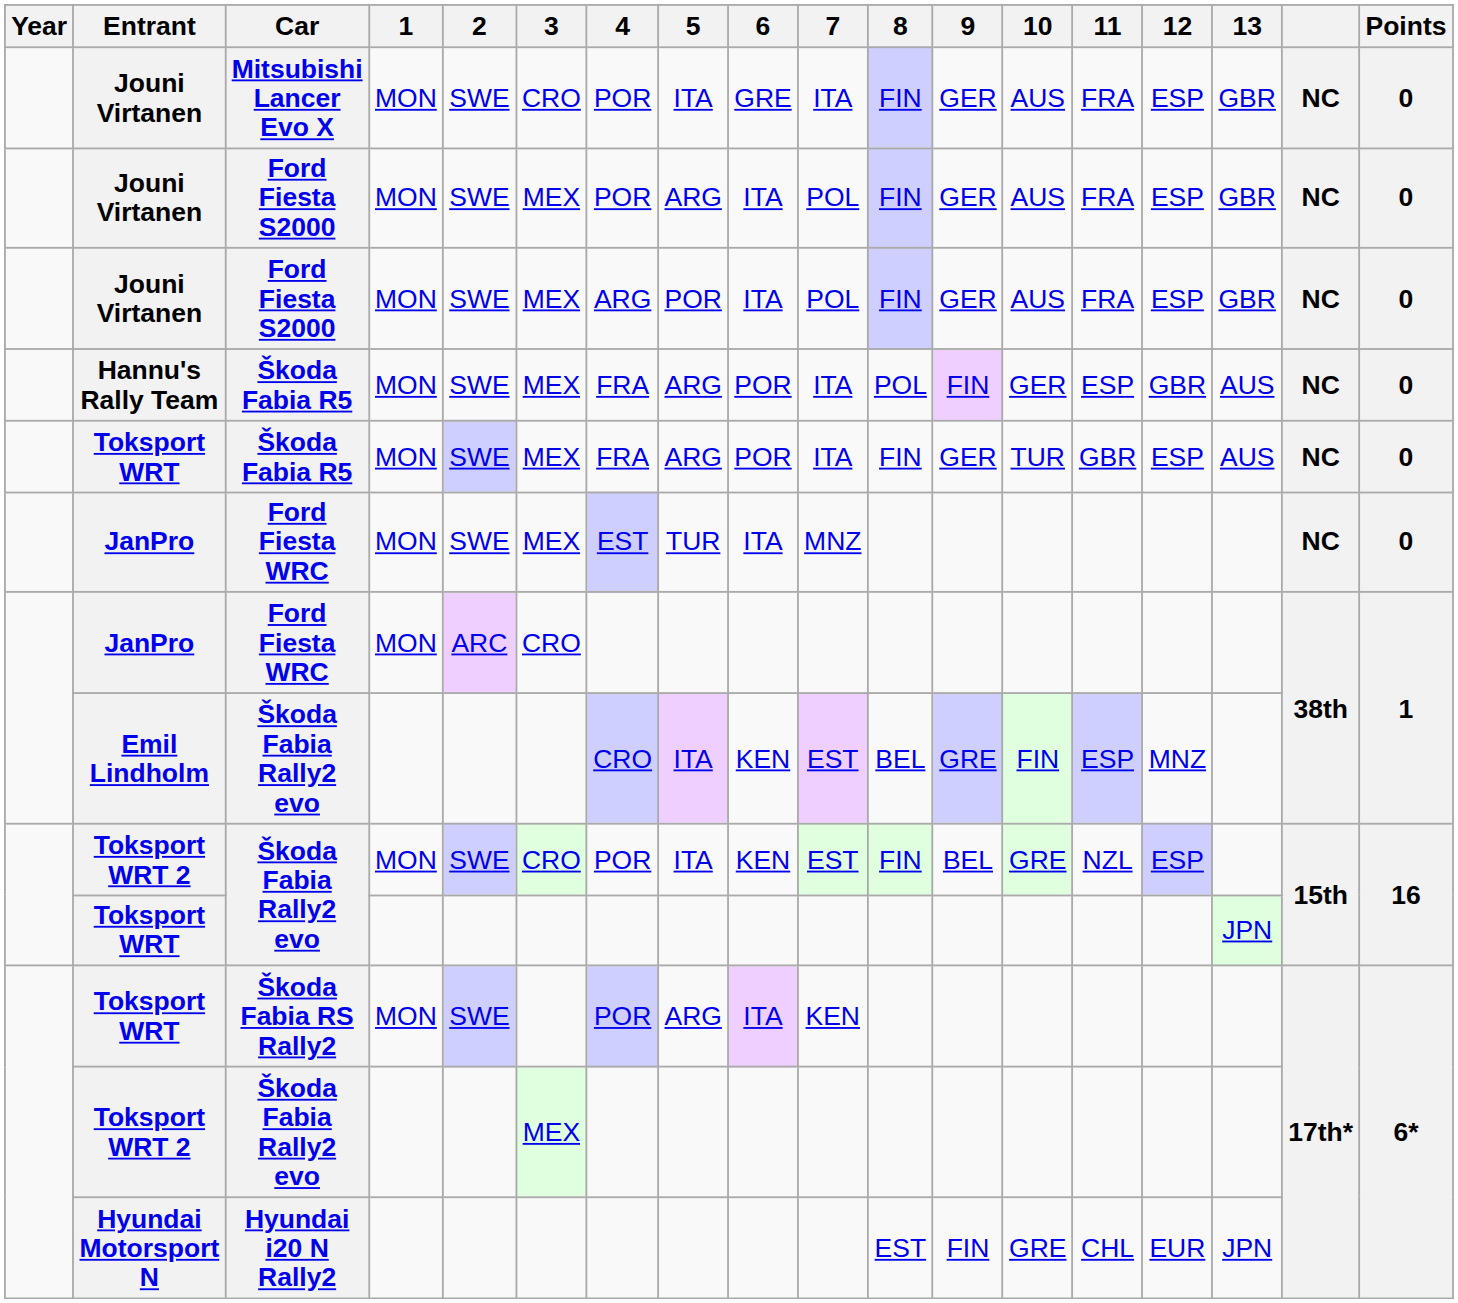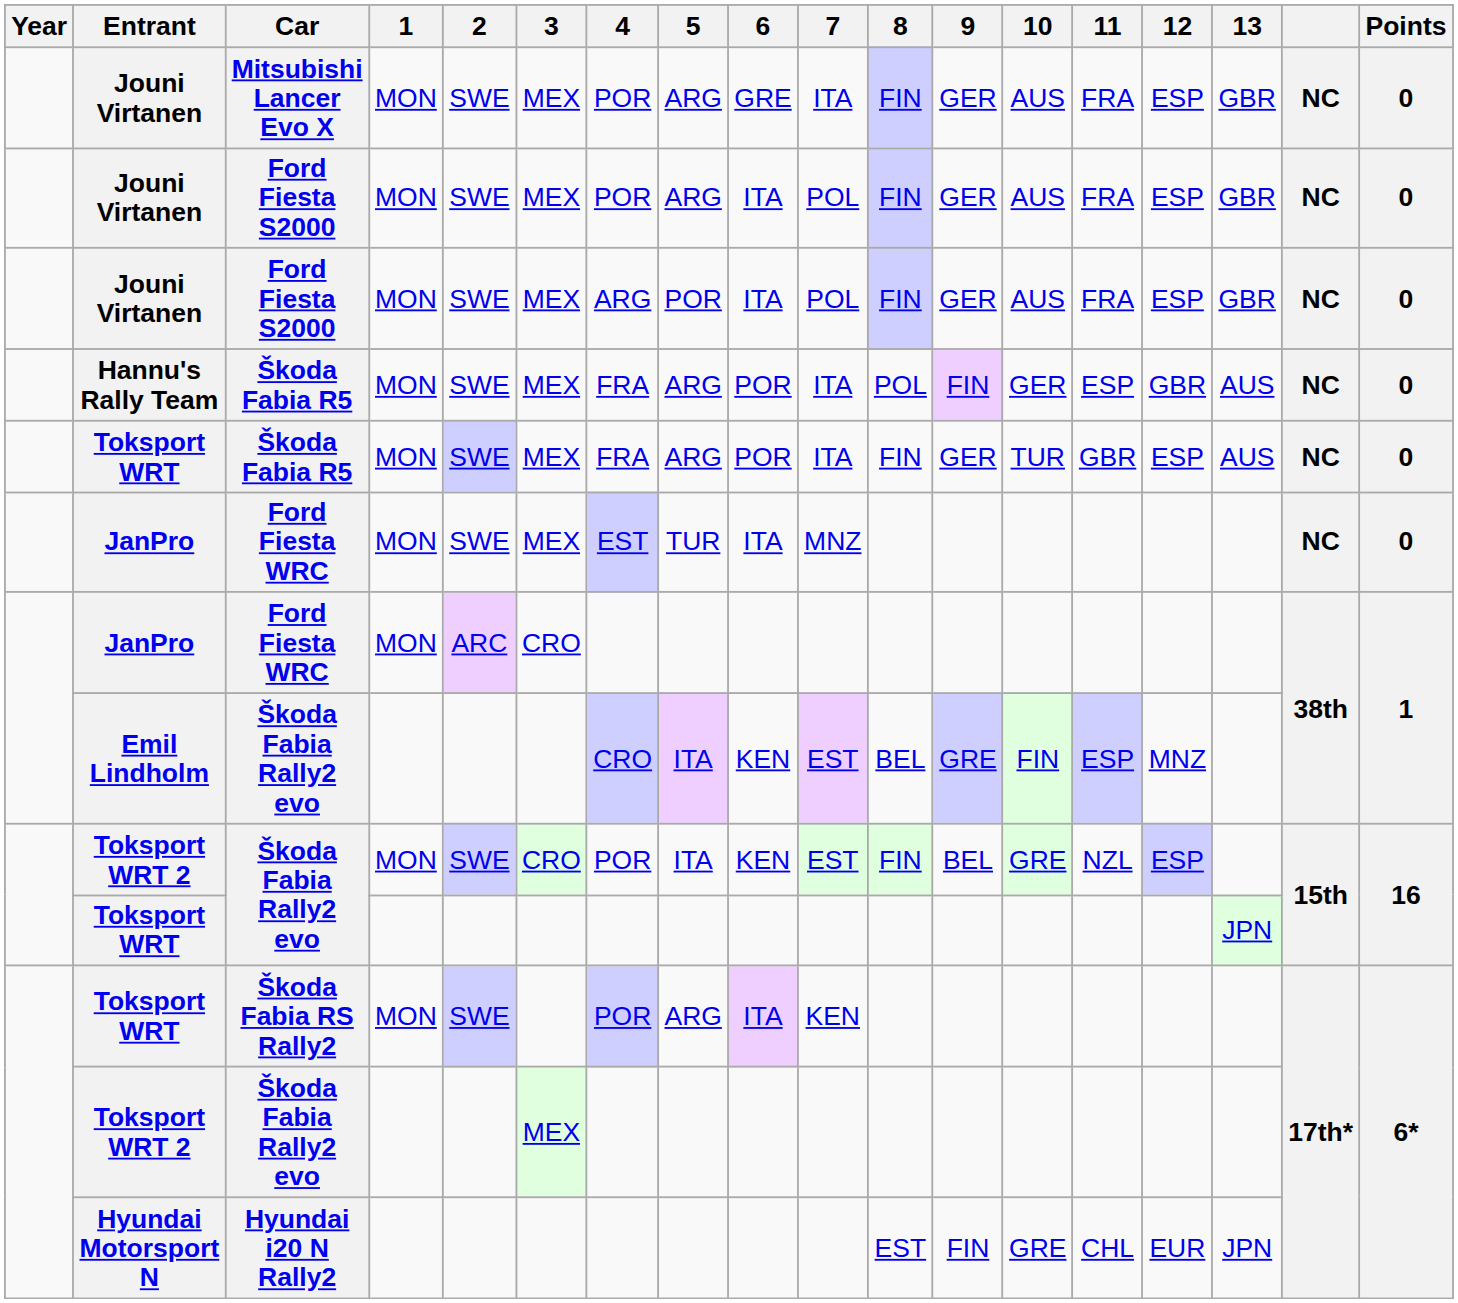(551, 98) CRO -> (551, 98) MEX
(693, 98) ITA -> (693, 98) ARG
